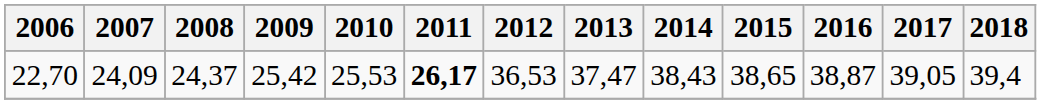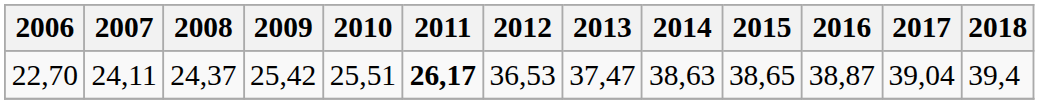(125, 74) 24,09 -> (124, 74) 24,11
(364, 74) 25,53 -> (363, 74) 25,51
(683, 74) 38,43 -> (682, 74) 38,63
(923, 74) 39,05 -> (922, 74) 39,04
